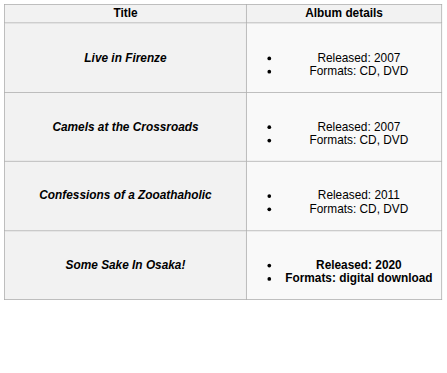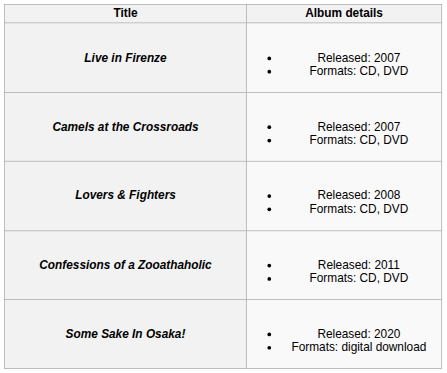+ row: (125, 196)
(344, 272) bold -> (344, 341) normal
